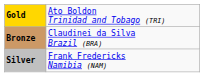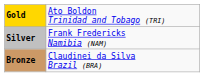rows swapped: (21, 60) <-> (21, 38)
